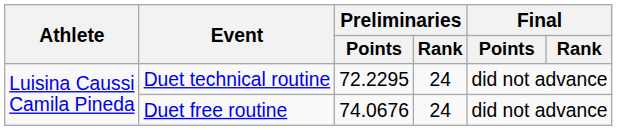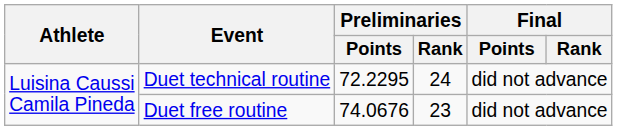(440, 110) 24 -> (440, 110) 23
